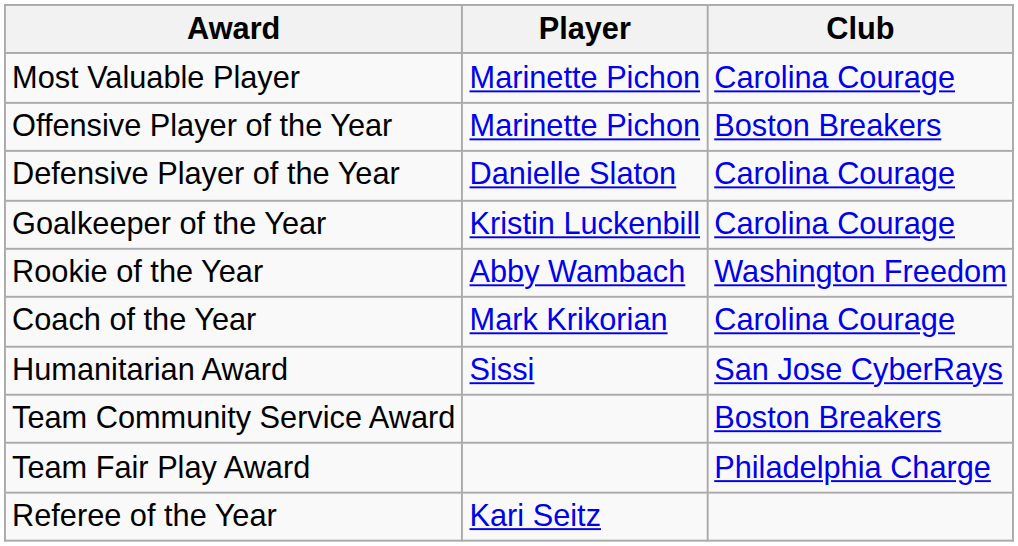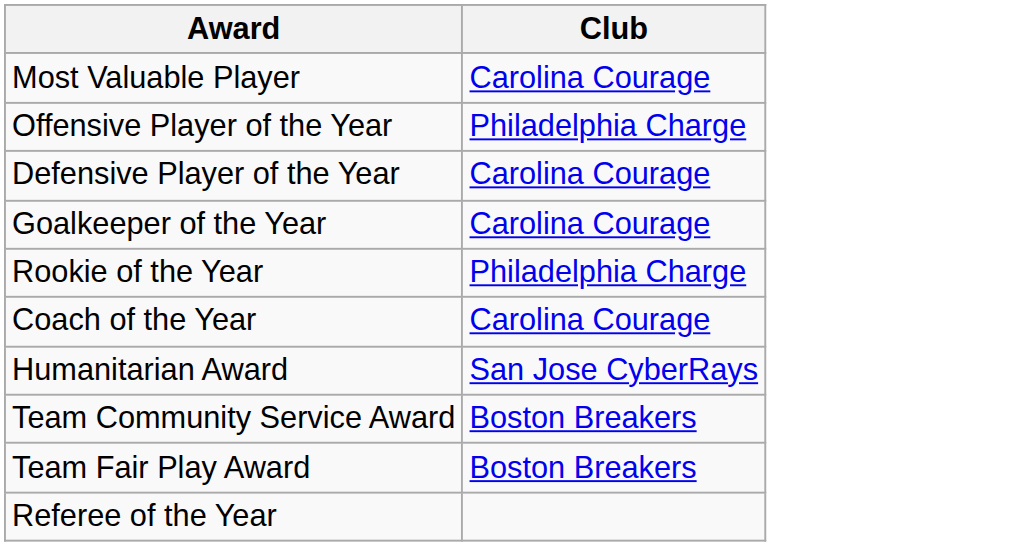- column: (585, 28)
(828, 126) Boston Breakers -> (608, 126) Philadelphia Charge
(860, 272) Washington Freedom -> (608, 272) Philadelphia Charge
(853, 467) Philadelphia Charge -> (583, 467) Boston Breakers
